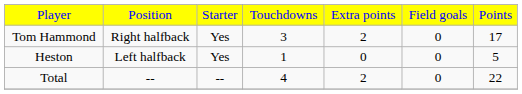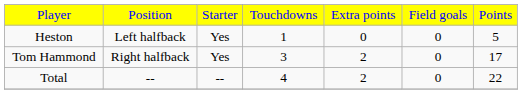rows swapped: (54, 36) <-> (54, 57)
